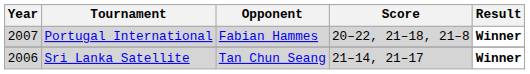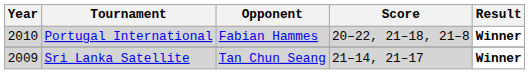(23, 36) 2007 -> (23, 36) 2010
(23, 58) 2006 -> (23, 58) 2009
